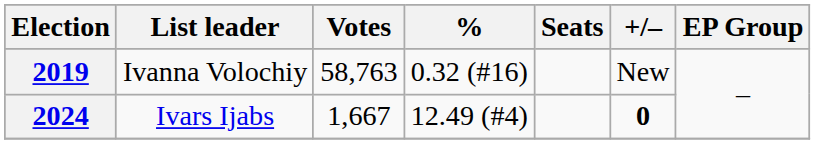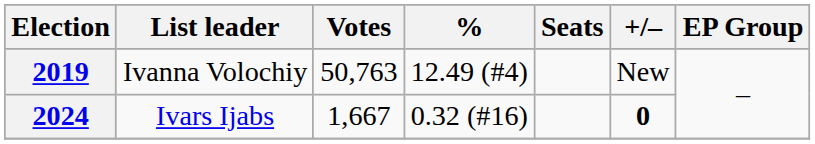(359, 71) 58,763 -> (359, 71) 50,763
(469, 71) 0.32 (#16) -> (469, 71) 12.49 (#4)
(469, 116) 12.49 (#4) -> (469, 116) 0.32 (#16)
